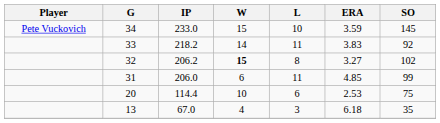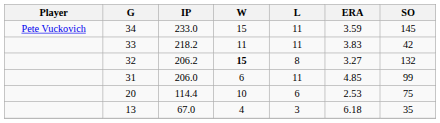(297, 28) 10 -> (297, 28) 11
(242, 45) 14 -> (242, 45) 11
(408, 45) 92 -> (408, 45) 42
(408, 61) 102 -> (408, 61) 132
